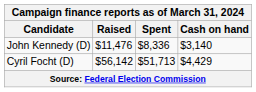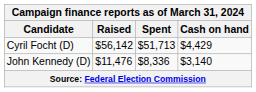rows swapped: (40, 62) <-> (49, 45)
